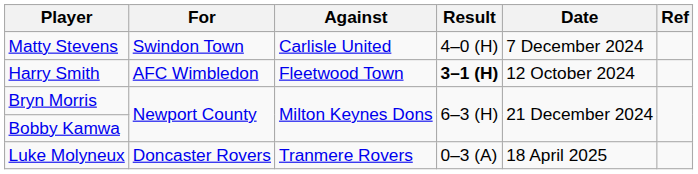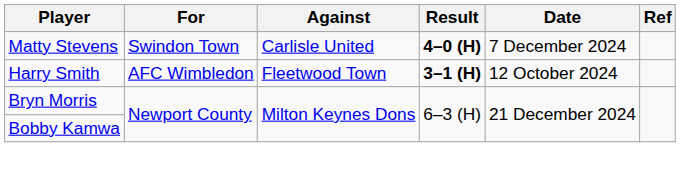(469, 45) normal -> (452, 45) bold
- row: (67, 155)
